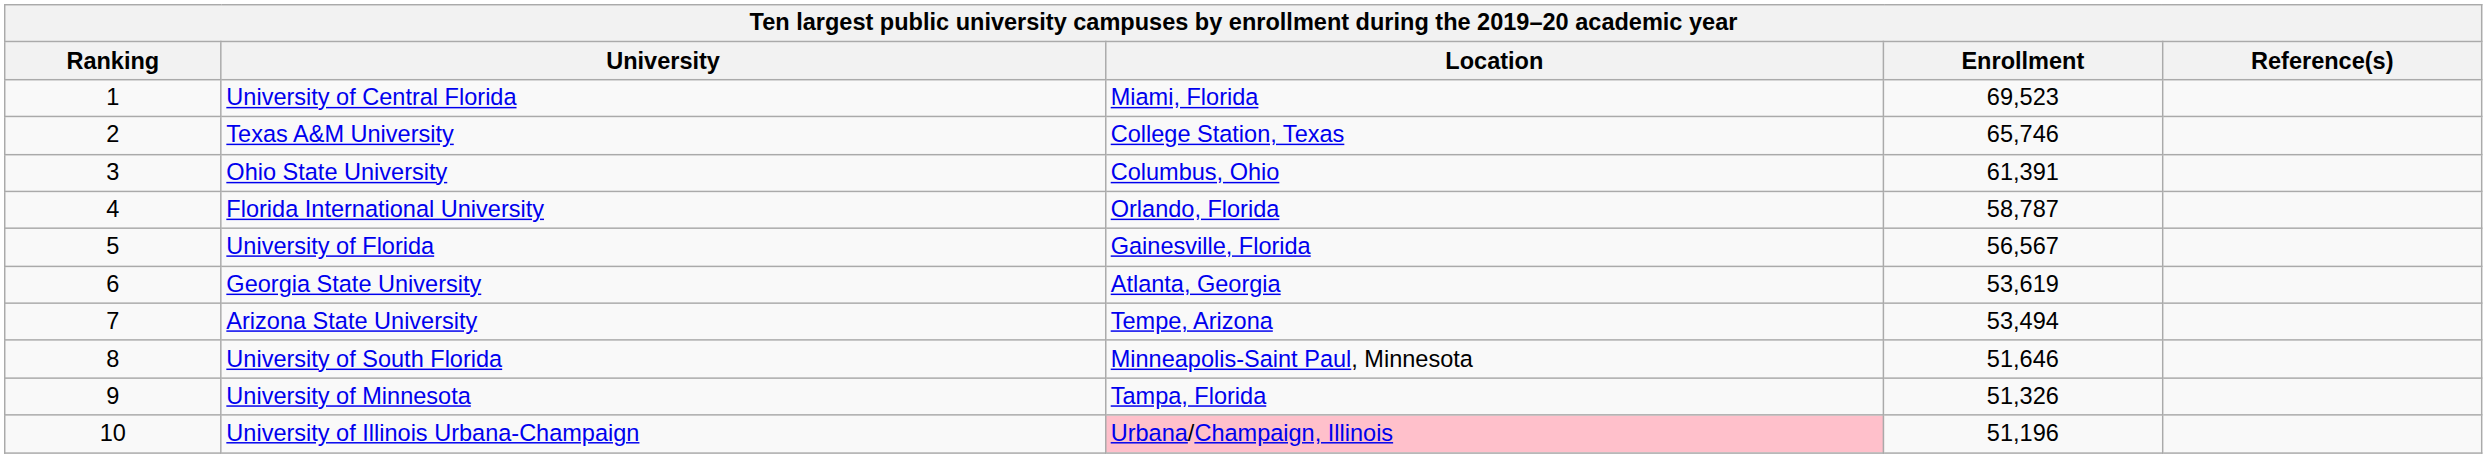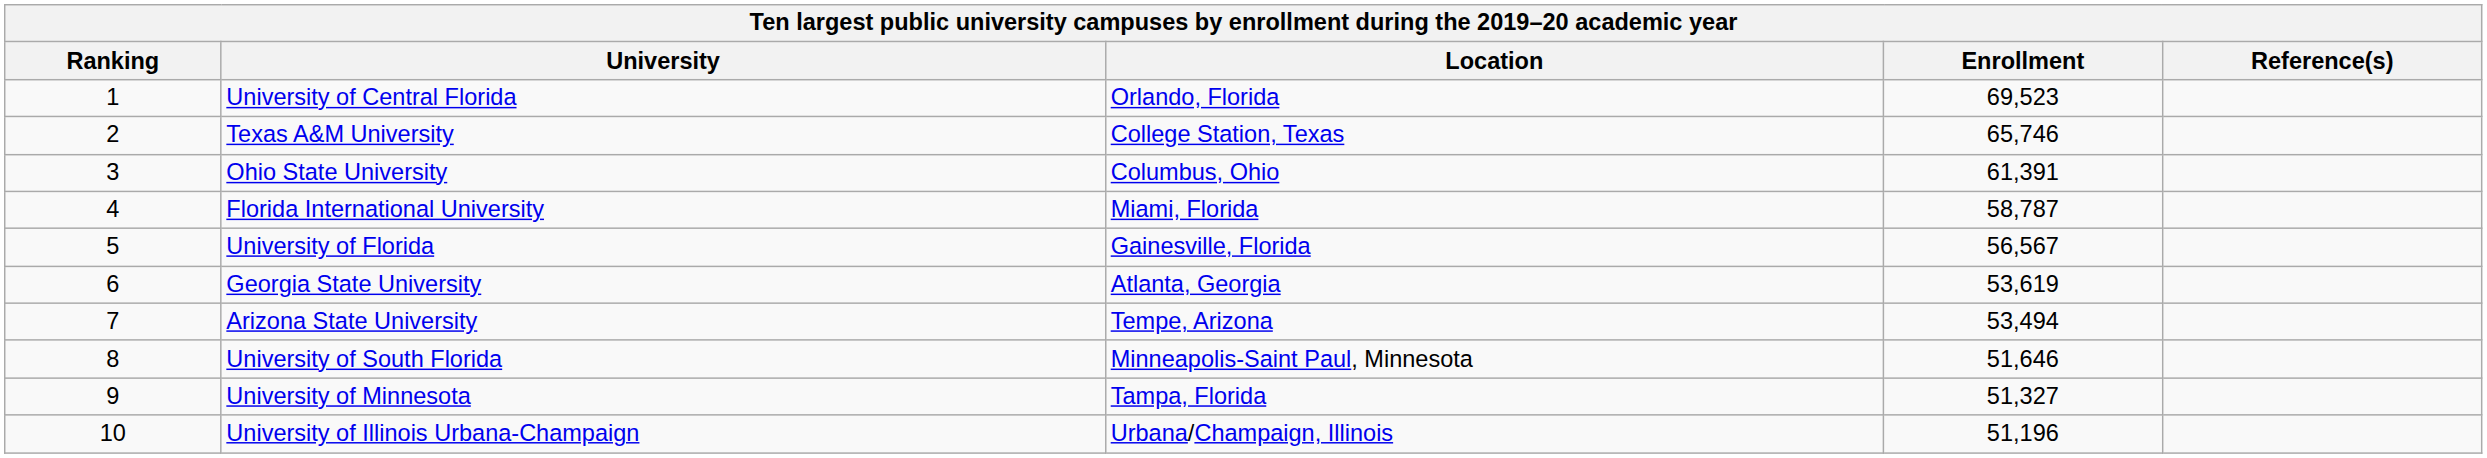(1185, 97) Miami, Florida -> (1195, 97) Orlando, Florida
(1195, 209) Orlando, Florida -> (1185, 209) Miami, Florida
(2023, 396) 51,326 -> (2023, 396) 51,327
(1252, 433) pink background -> (1252, 433) no background
